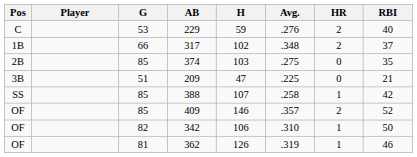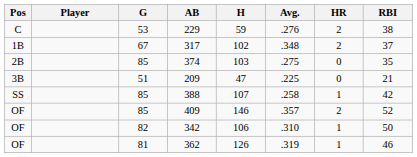(388, 29) 40 -> (388, 29) 38
(143, 45) 66 -> (143, 45) 67
